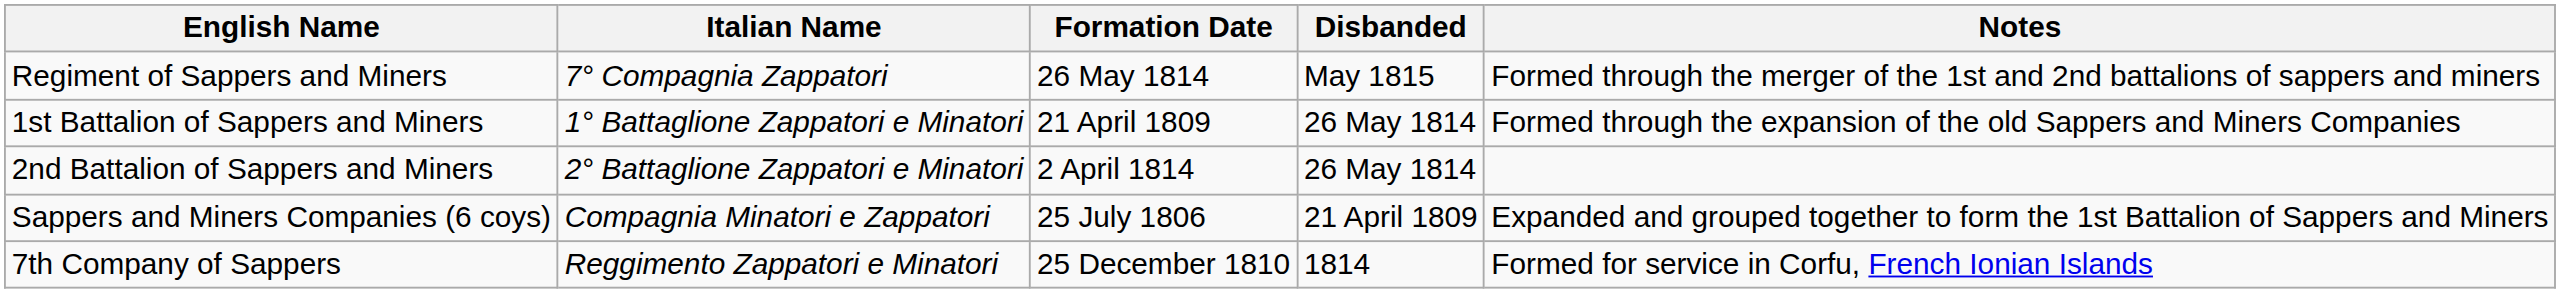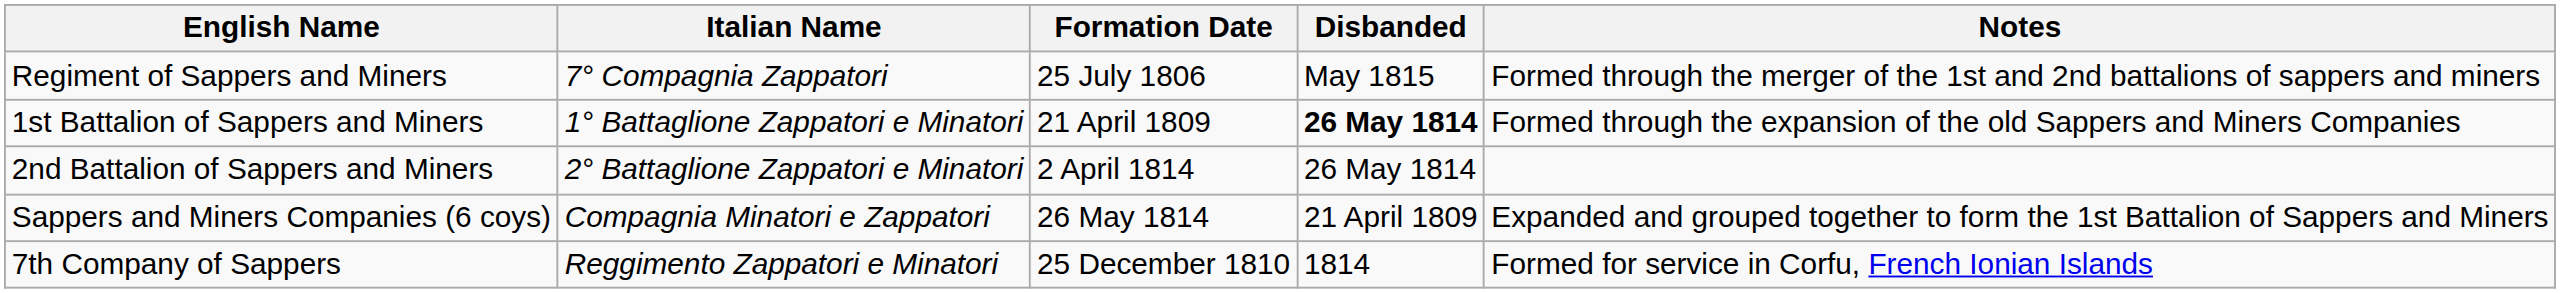(1123, 75) 26 May 1814 -> (1121, 75) 25 July 1806
(1390, 122) normal -> (1391, 122) bold
(1121, 216) 25 July 1806 -> (1123, 216) 26 May 1814
